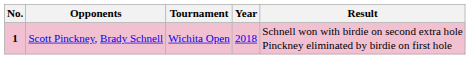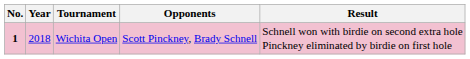columns swapped: (246, 13) <-> (96, 13)
